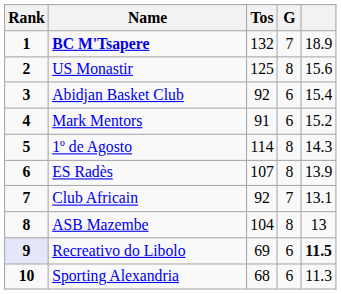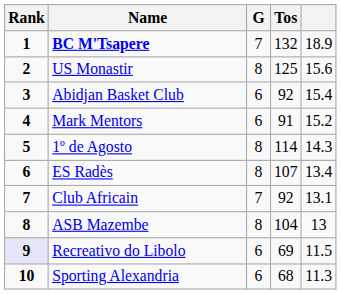columns swapped: (289, 17) <-> (262, 17)
(319, 173) 13.9 -> (319, 173) 13.4
(319, 250) bold -> (319, 250) normal
